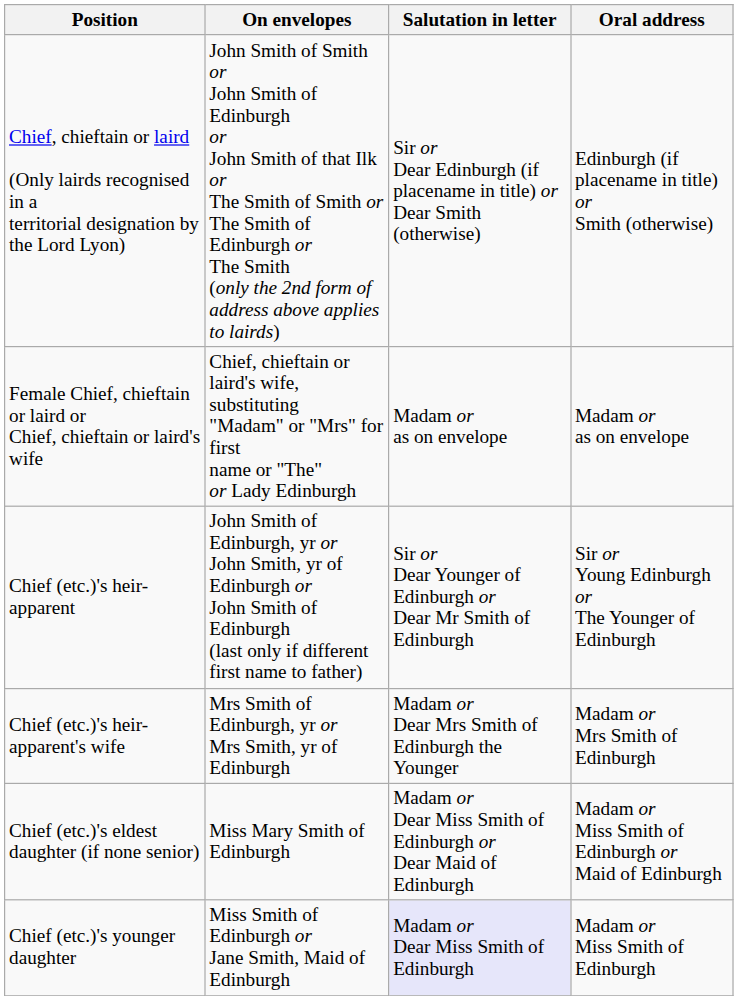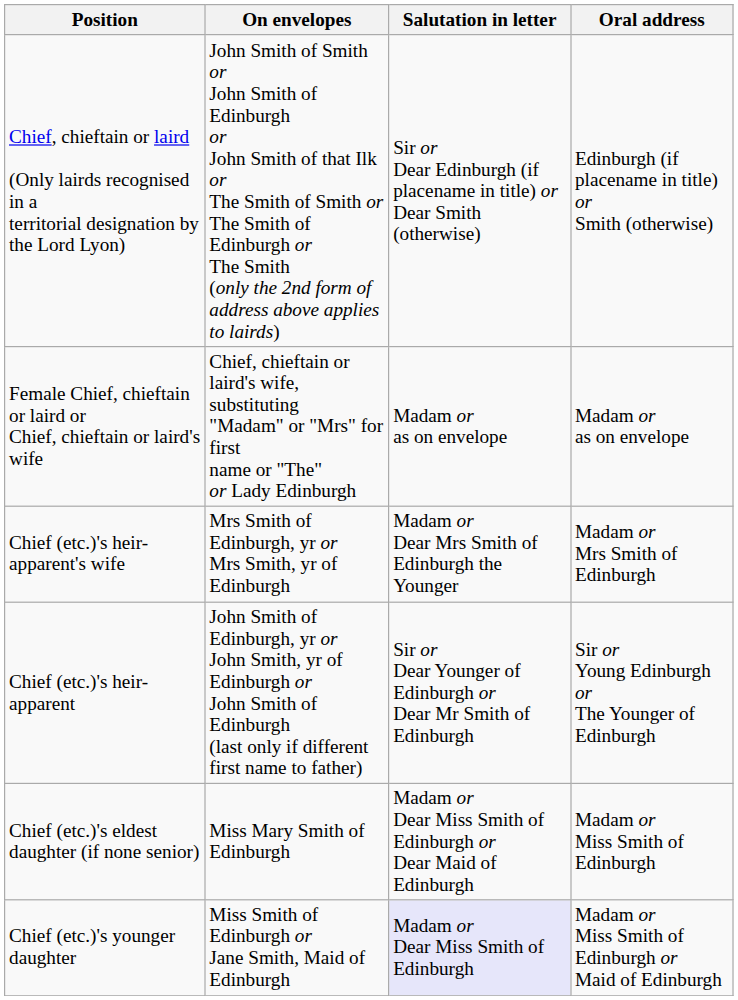rows swapped: (79, 597) <-> (79, 735)
(648, 841) Madam or Miss Smith of Edinburgh or Maid of Edinburgh -> (629, 841) Madam or Miss Smith of Edinburgh
(629, 947) Madam or Miss Smith of Edinburgh -> (648, 947) Madam or Miss Smith of Edinburgh or Maid of Edinburgh
